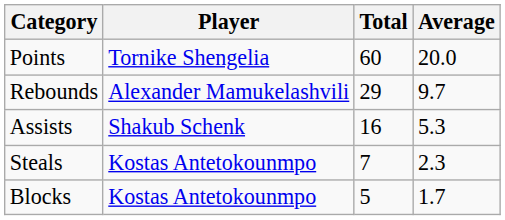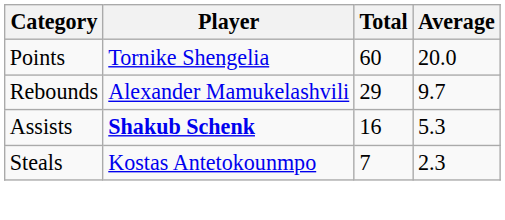(177, 127) normal -> (182, 127) bold
- row: (40, 197)
